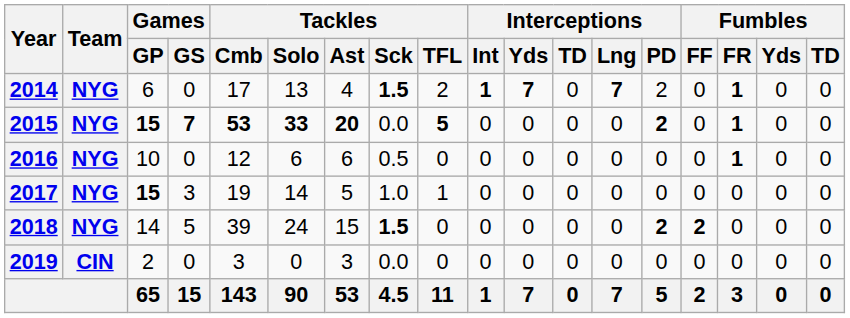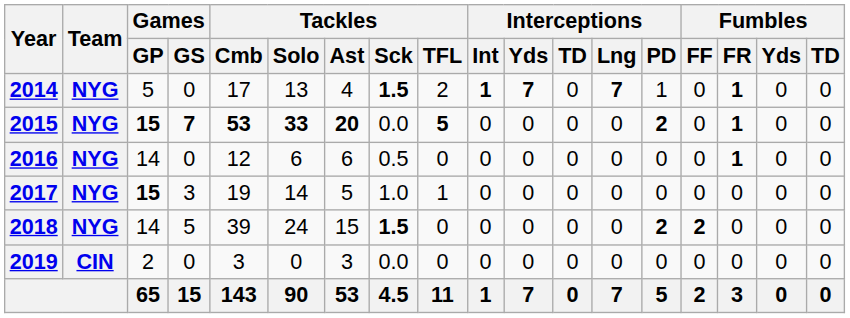(148, 90) 6 -> (148, 90) 5
(661, 90) 2 -> (661, 90) 1
(148, 158) 10 -> (148, 158) 14
